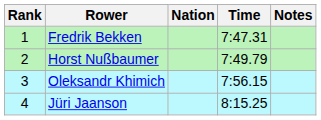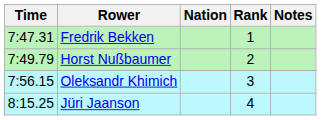columns swapped: (25, 15) <-> (244, 15)
